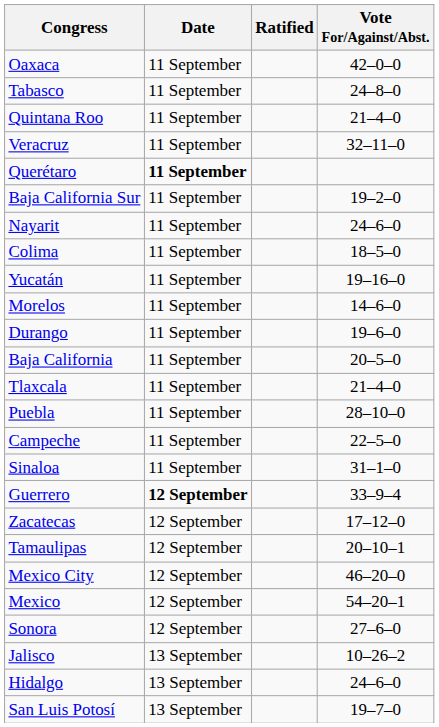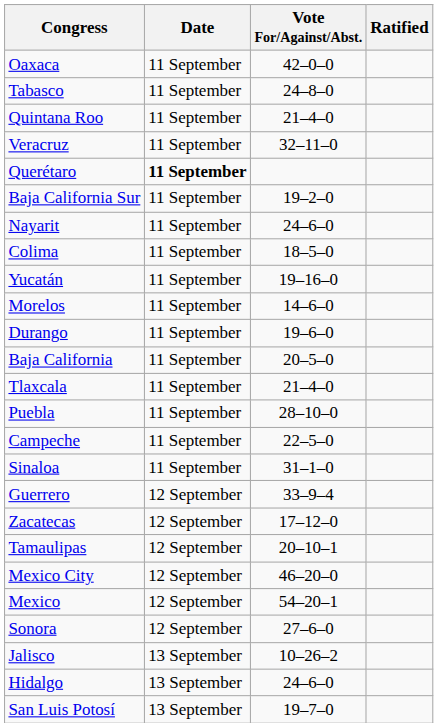columns swapped: (285, 27) <-> (376, 27)
(198, 494) bold -> (195, 494) normal
